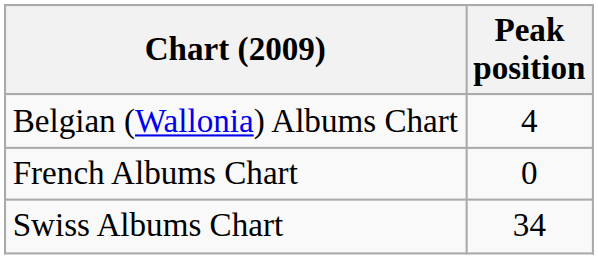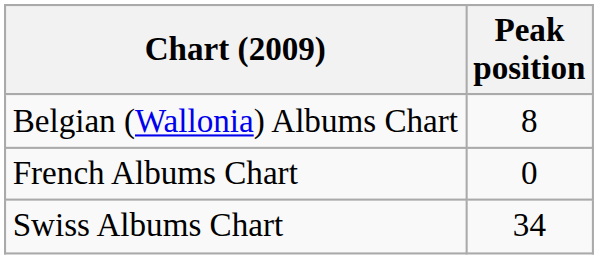(529, 120) 4 -> (529, 120) 8
